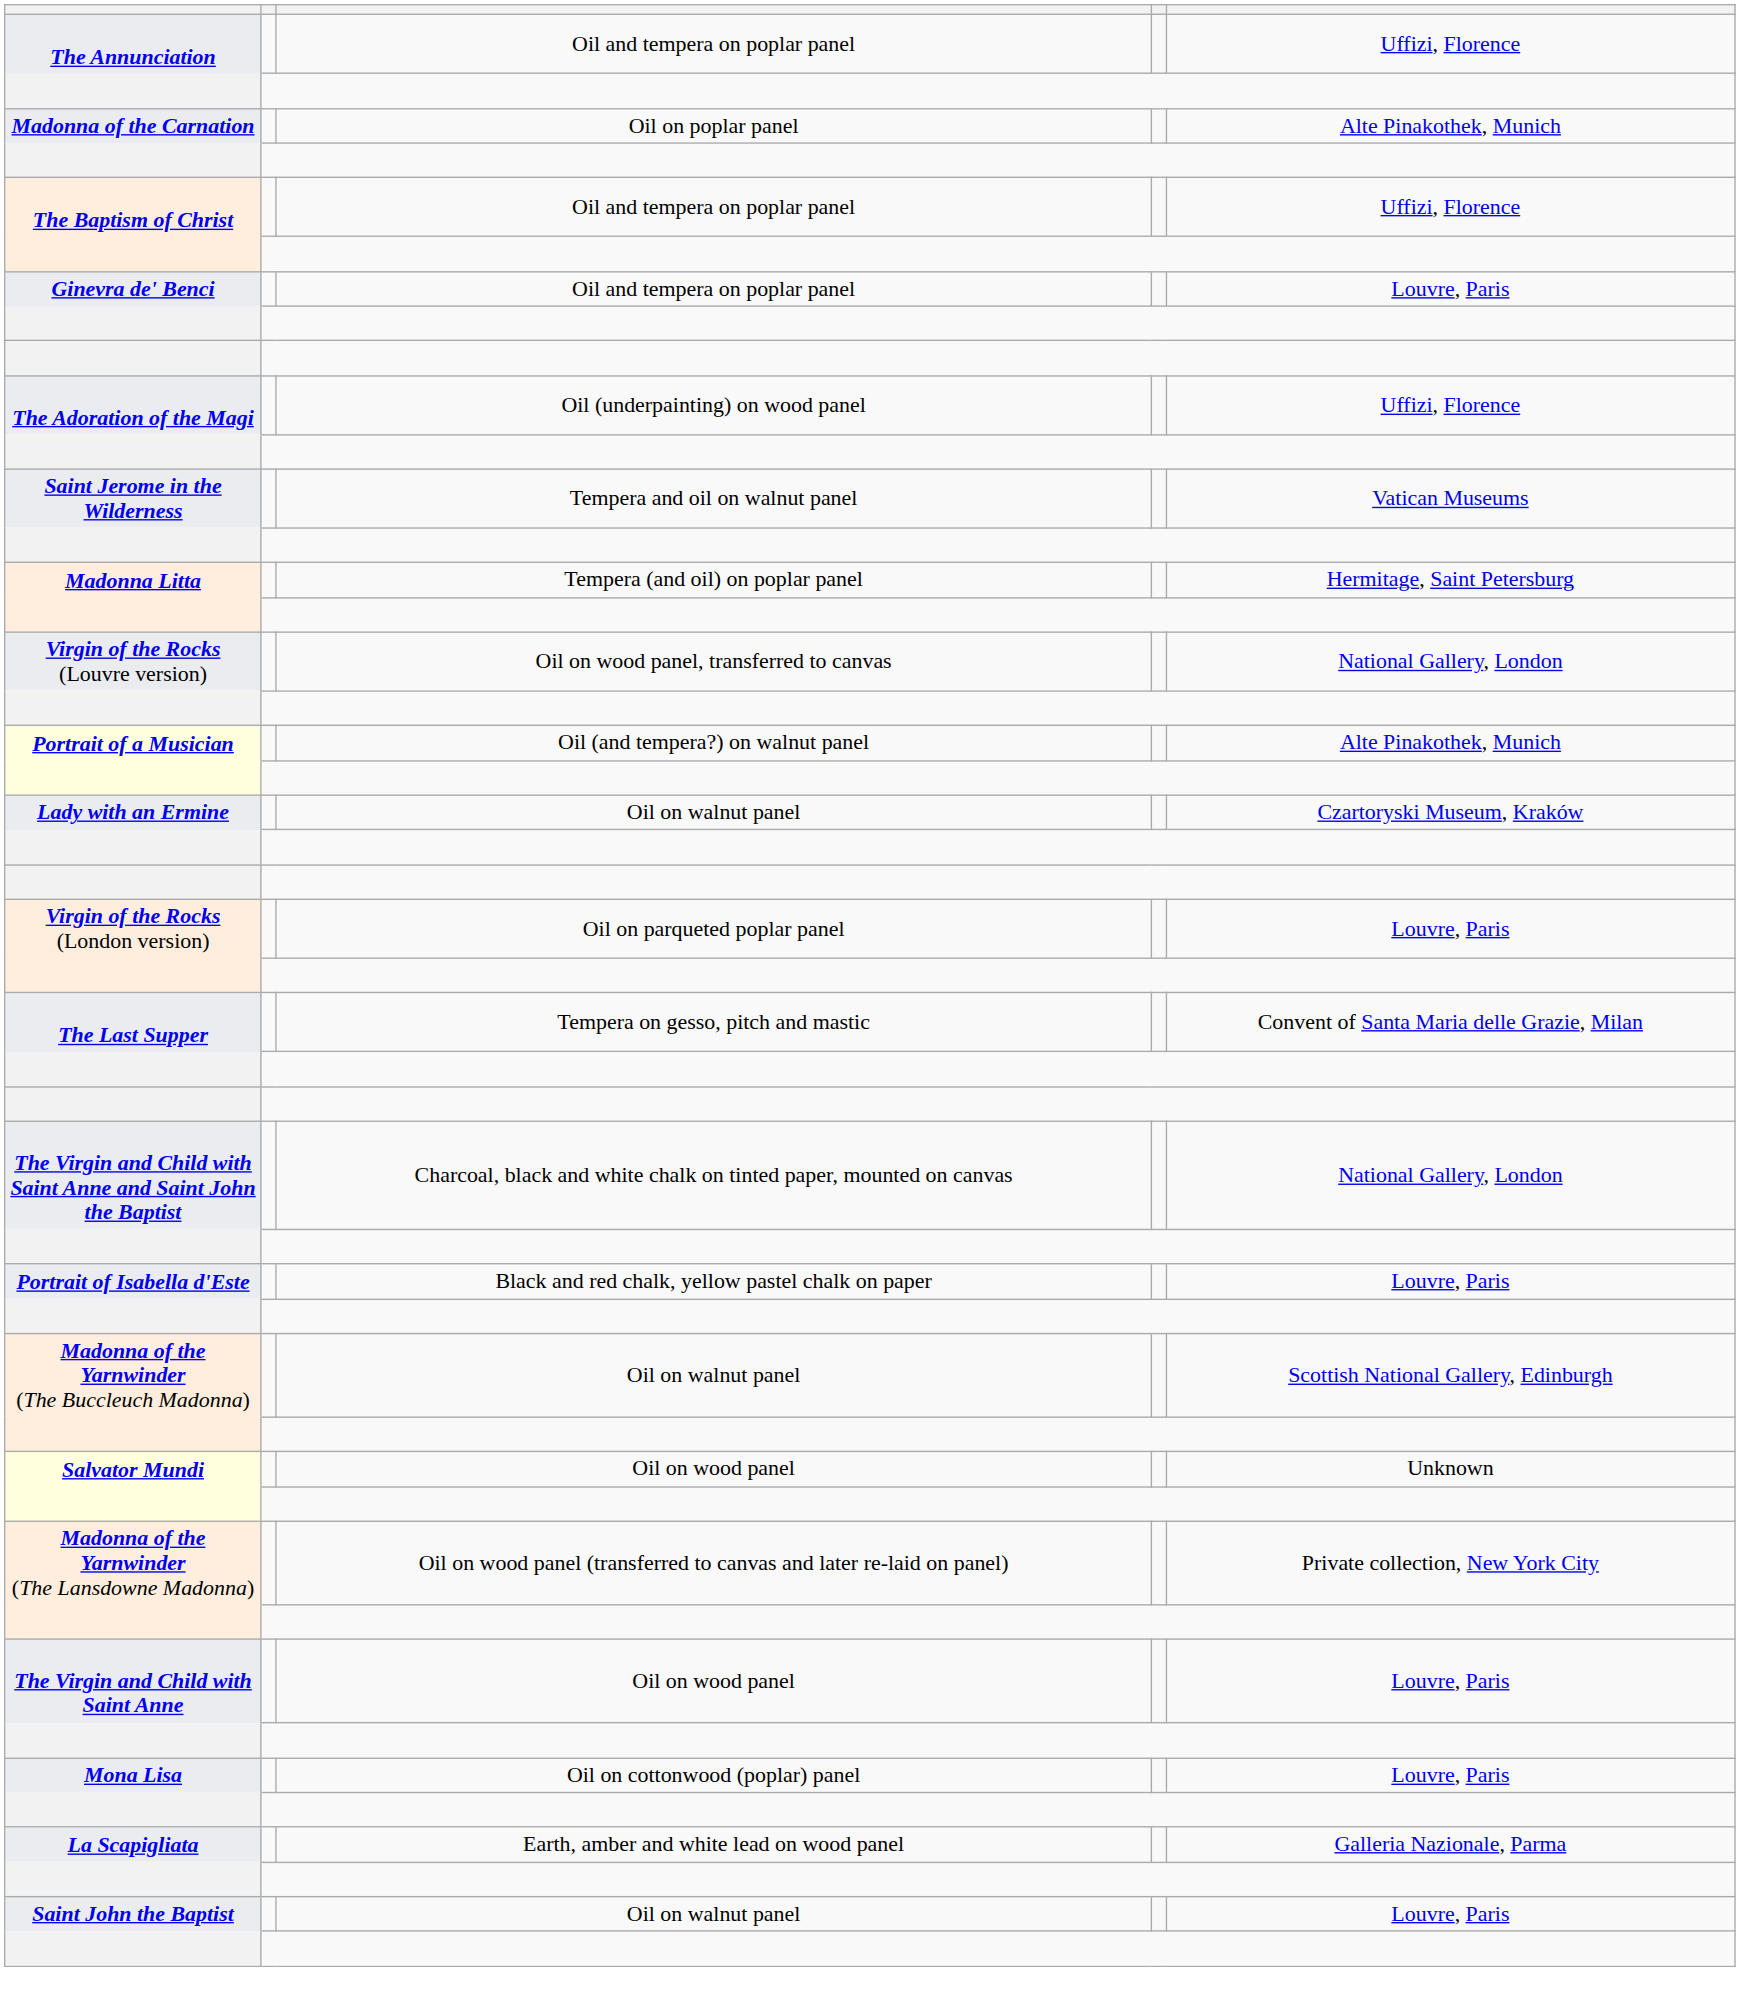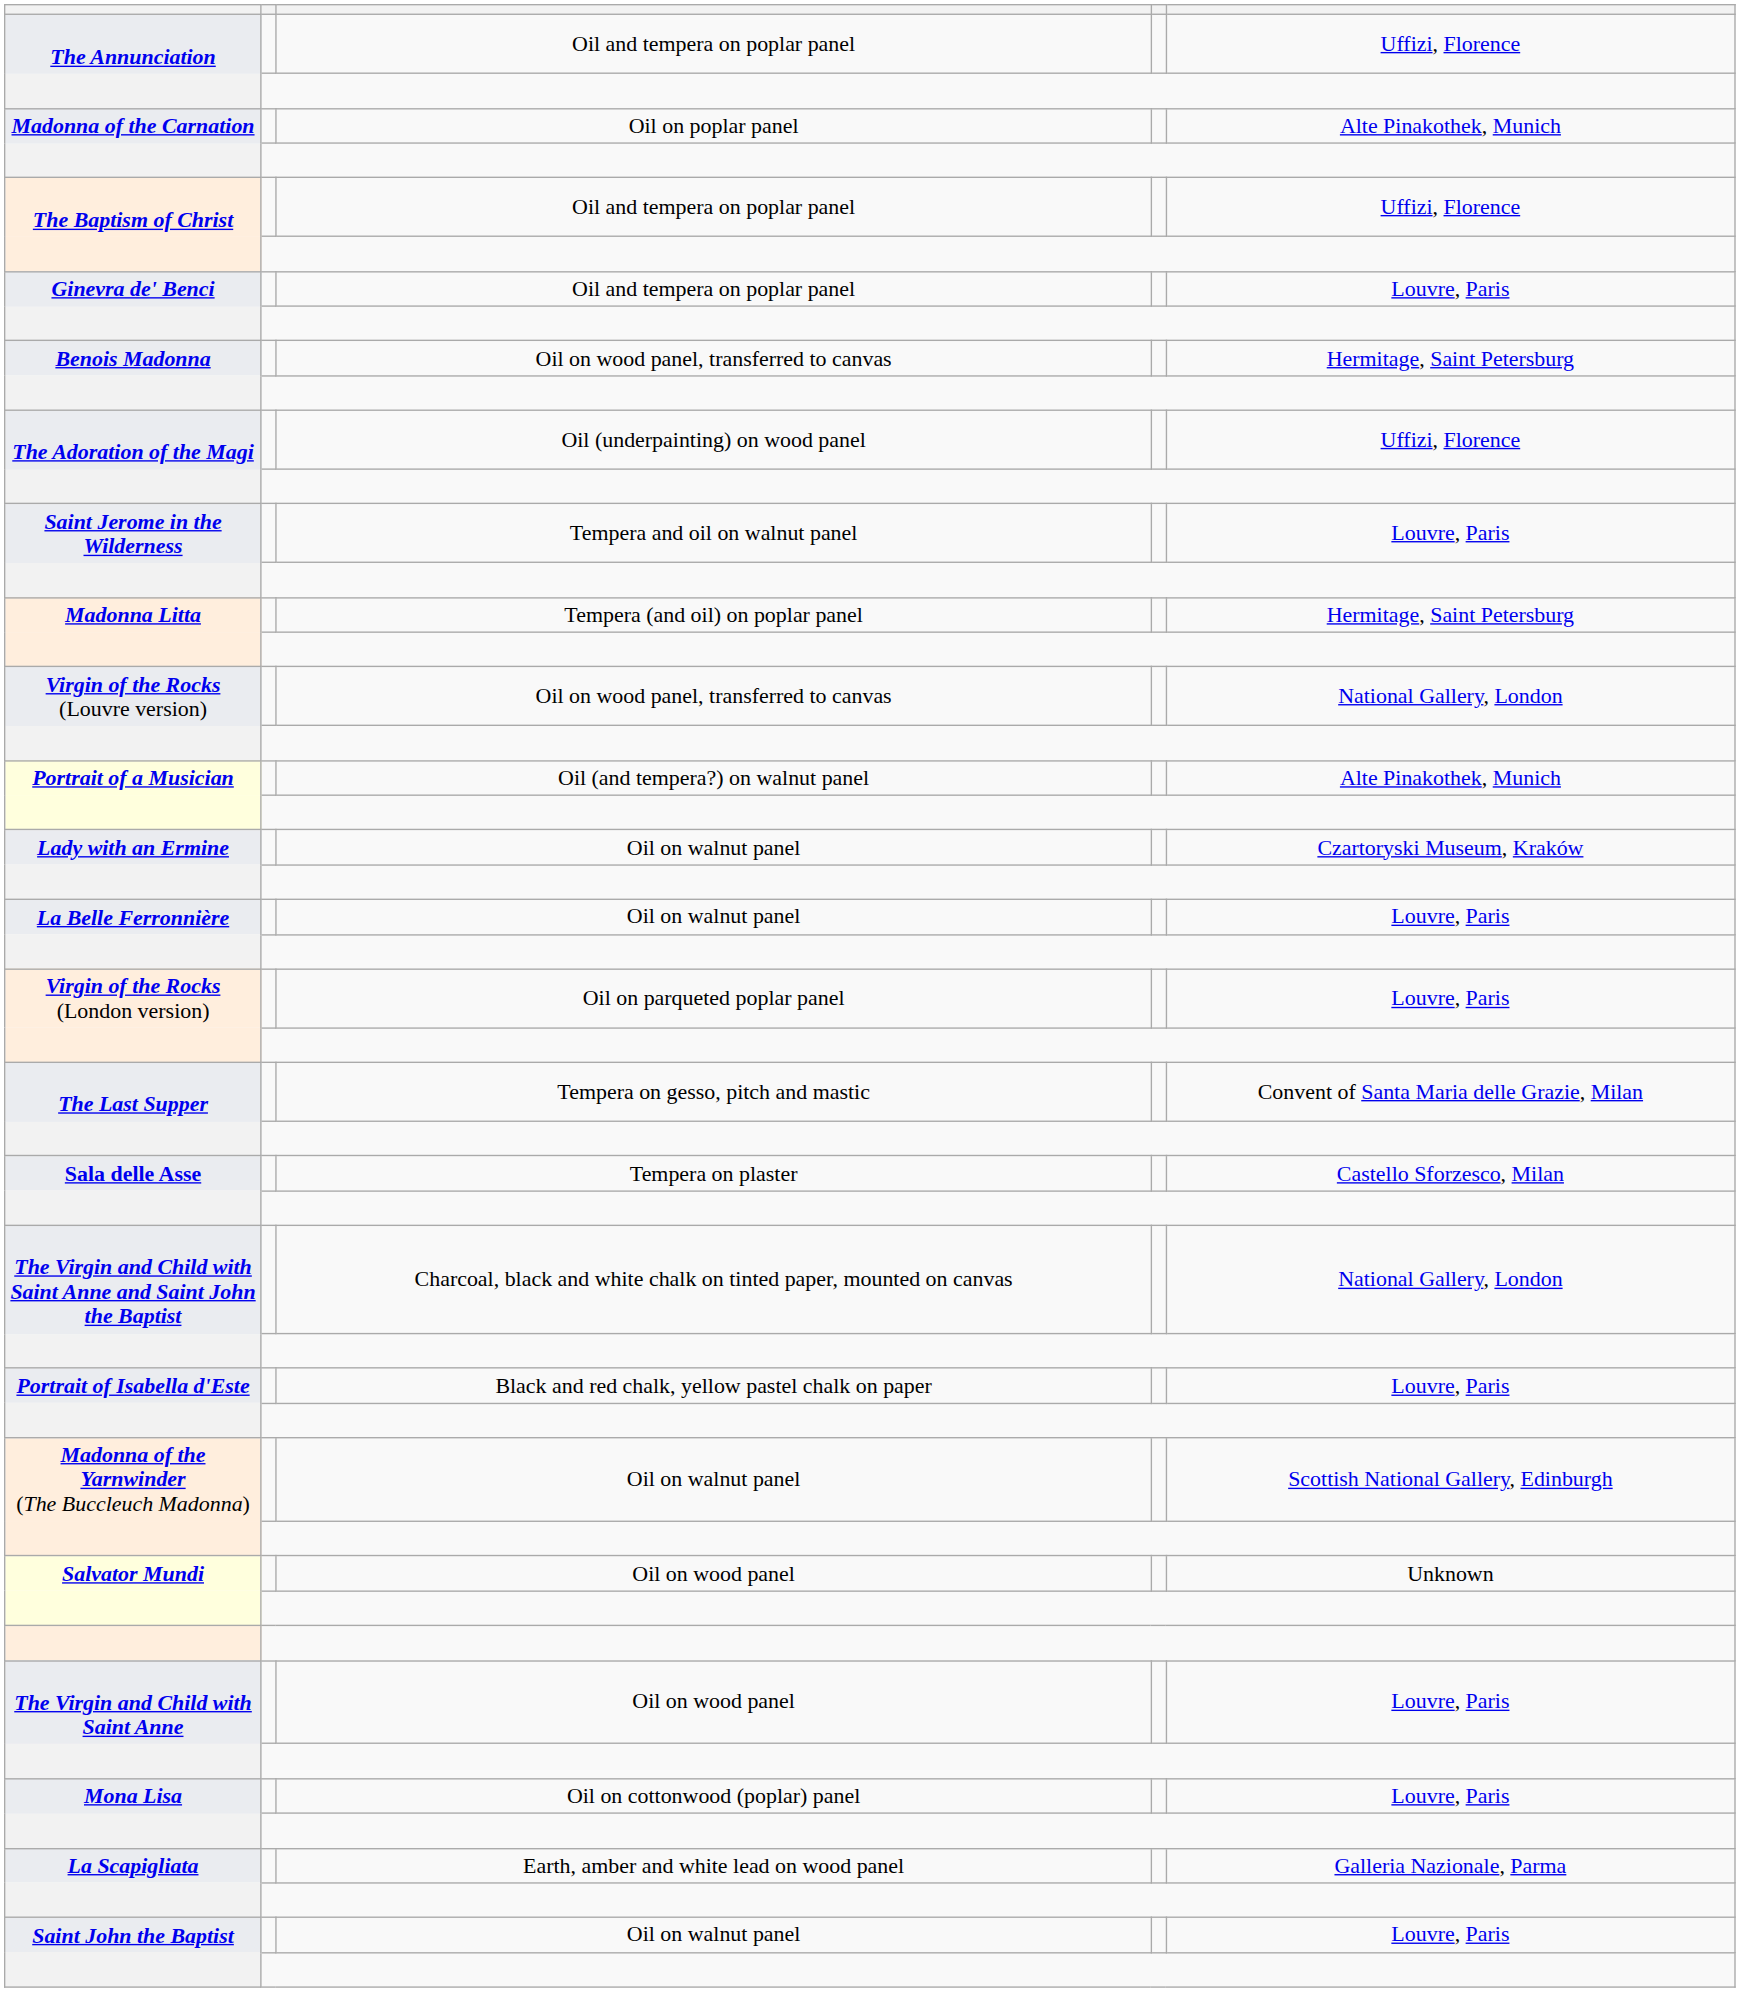+ row: (133, 358)
(1450, 498) Vatican Museums -> (1450, 533) Louvre, Paris
+ row: (133, 917)
+ row: (133, 1173)
- row: (133, 1563)
